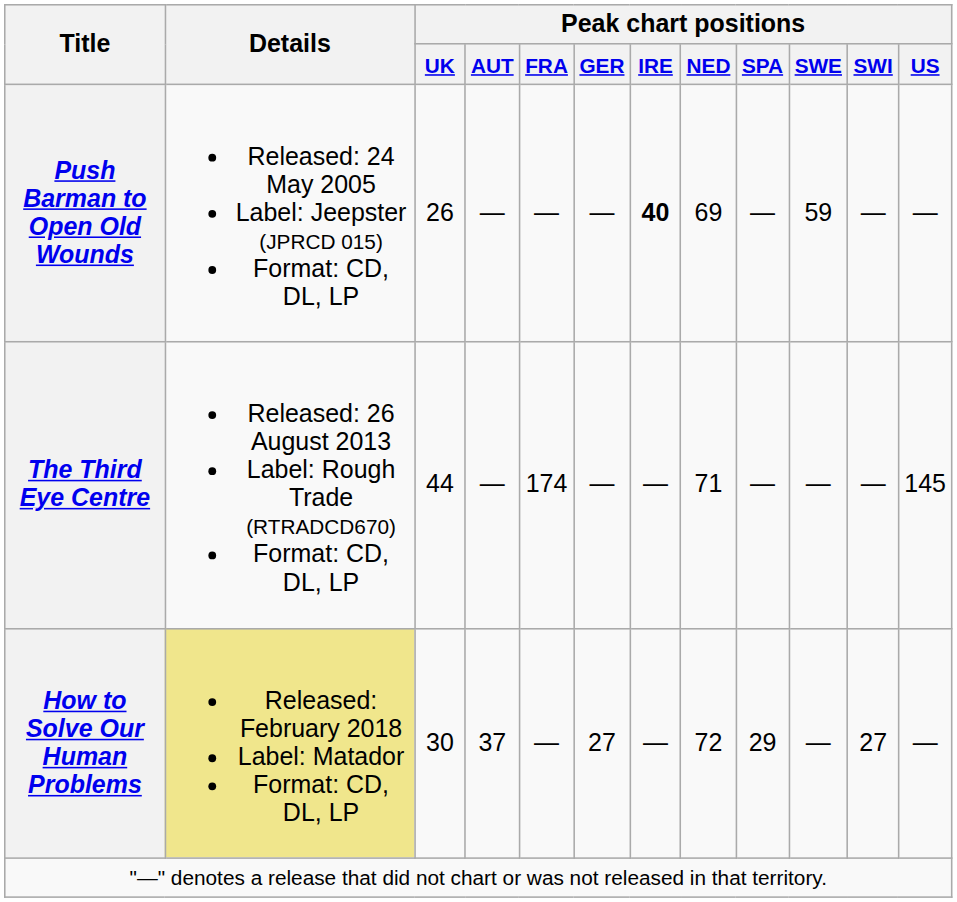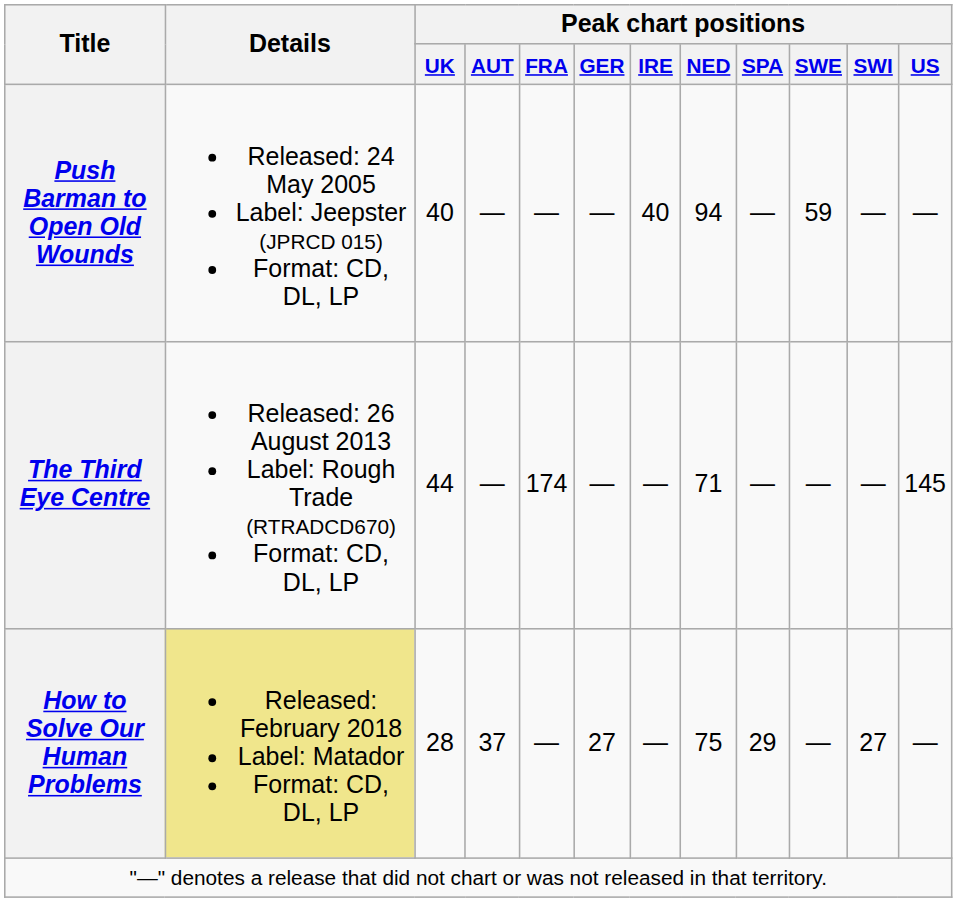(440, 212) 26 -> (440, 212) 40
(655, 212) bold -> (655, 212) normal
(708, 212) 69 -> (708, 212) 94
(440, 742) 30 -> (440, 742) 28
(708, 742) 72 -> (708, 742) 75
